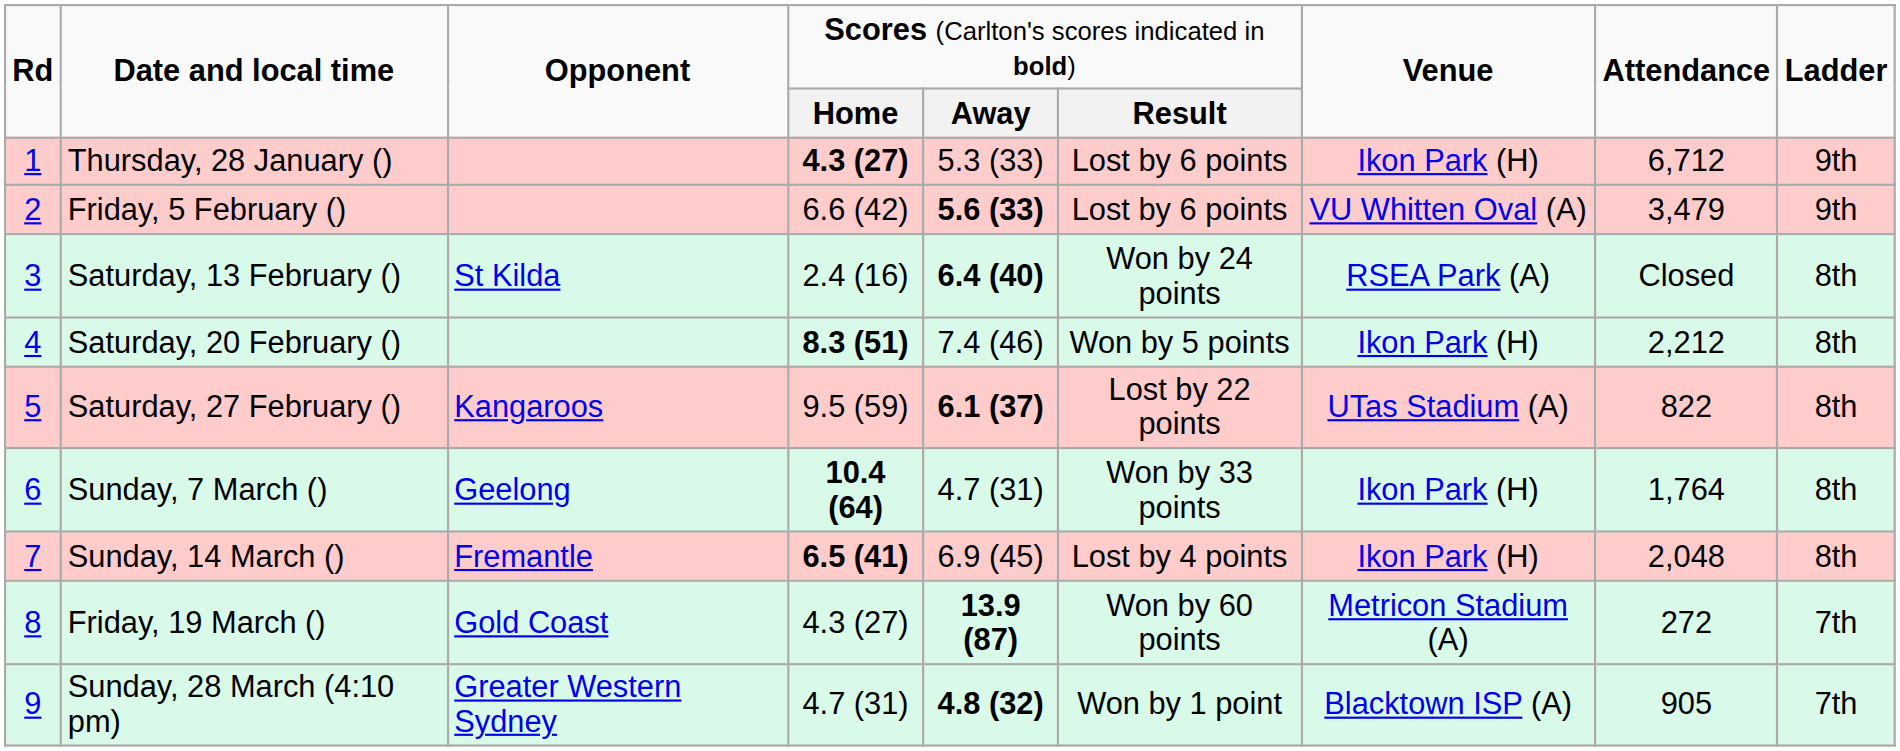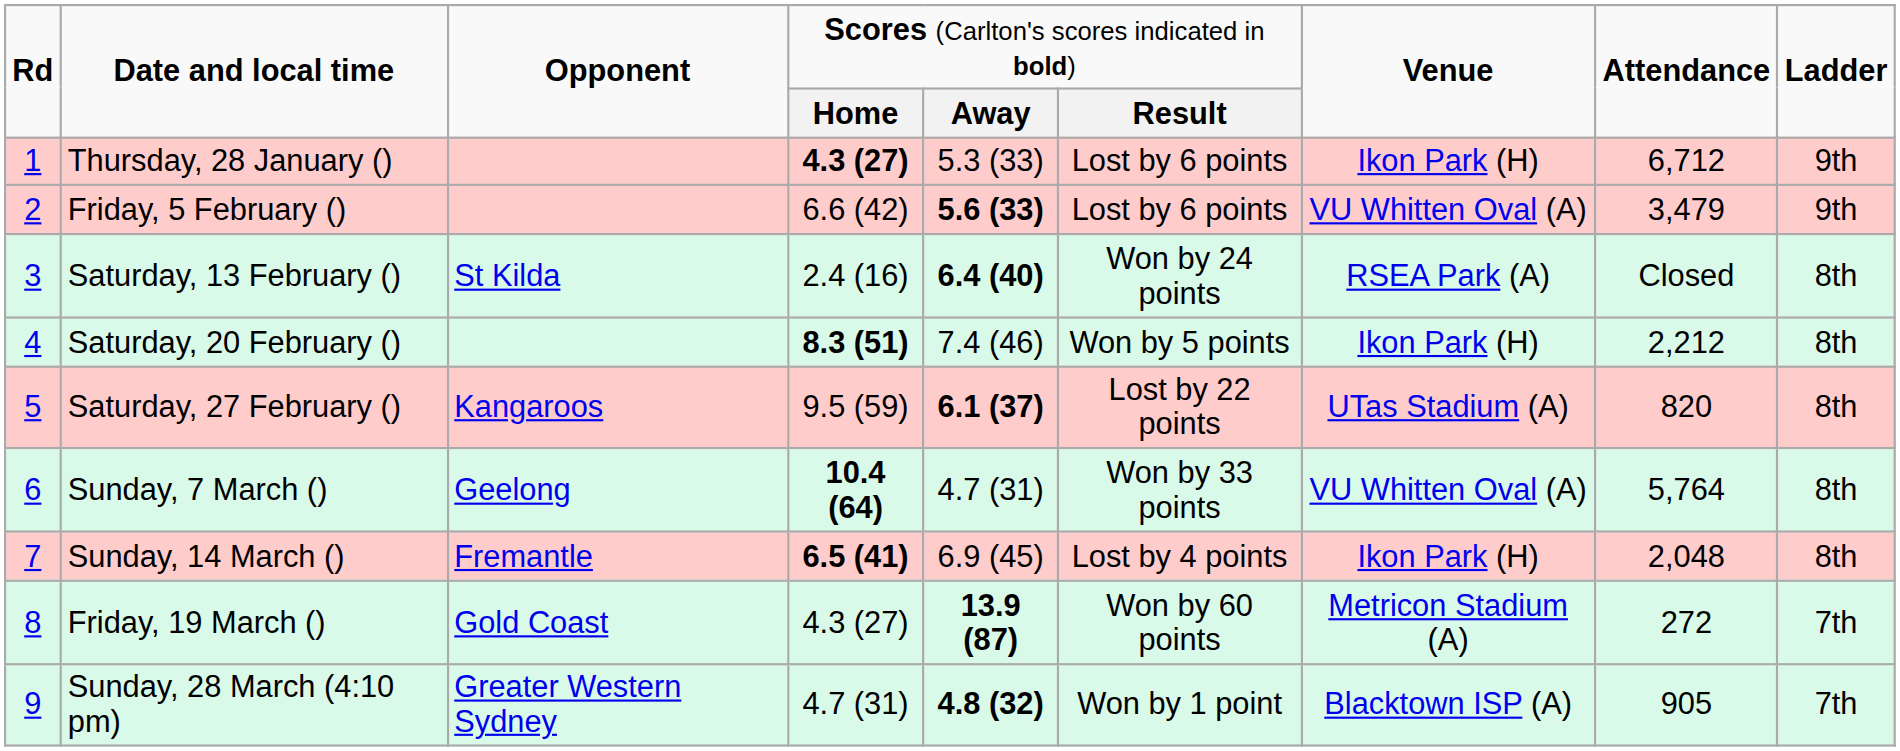(1686, 408) 822 -> (1686, 408) 820
(1448, 490) Ikon Park (H) -> (1448, 490) VU Whitten Oval (A)
(1686, 490) 1,764 -> (1686, 490) 5,764
